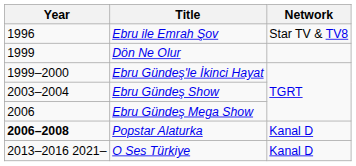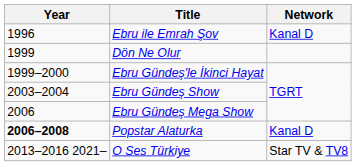(309, 34) Star TV & TV8 -> (291, 34) Kanal D
(291, 151) Kanal D -> (309, 151) Star TV & TV8
